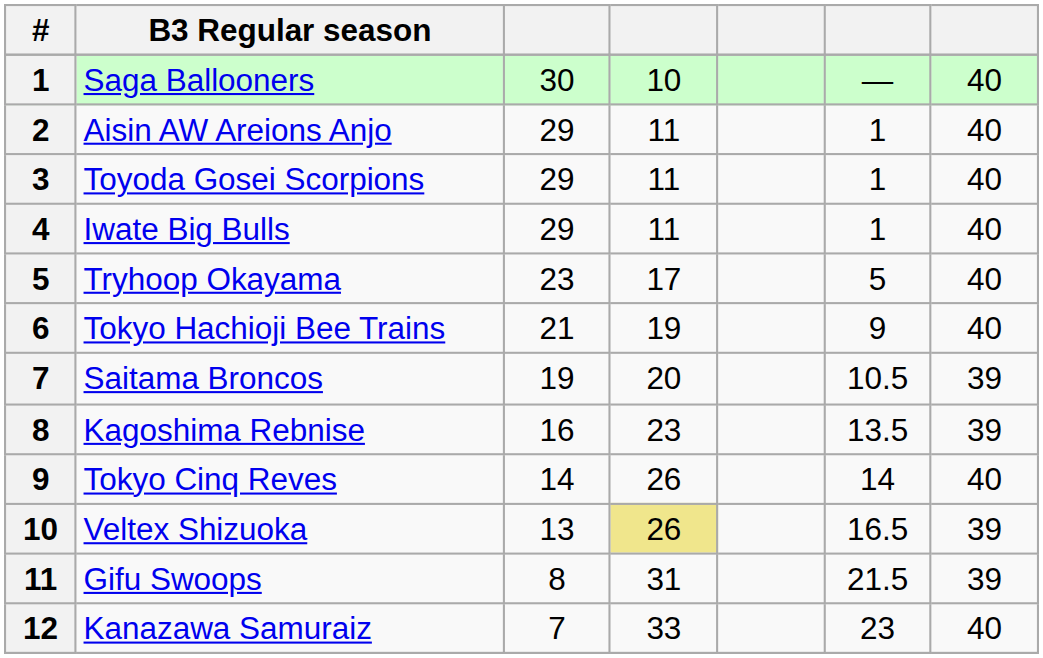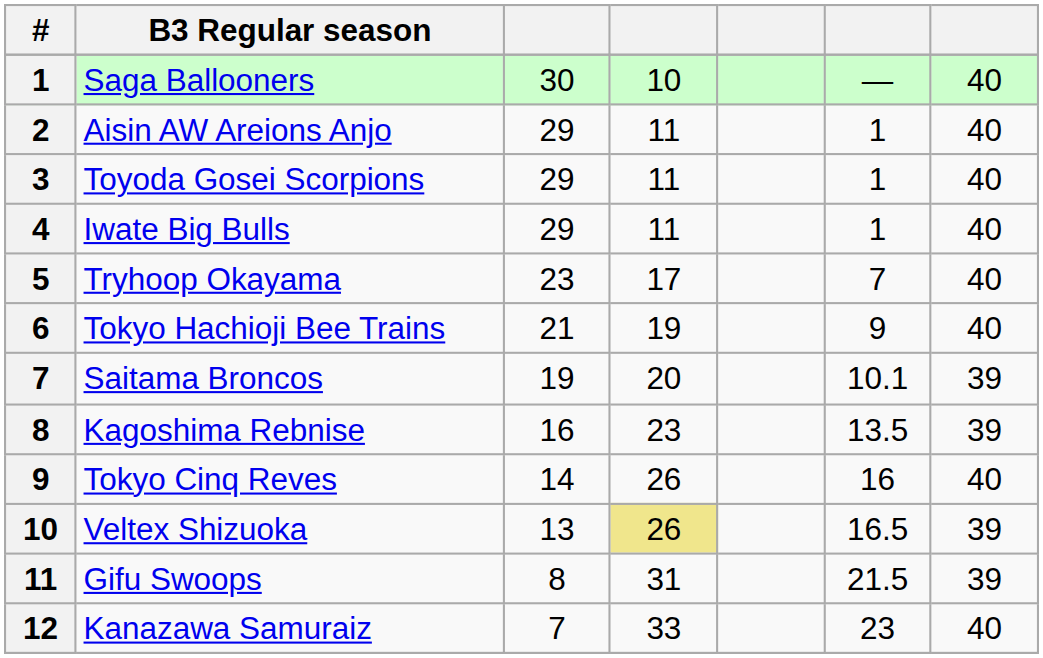(878, 279) 5 -> (878, 279) 7
(878, 379) 10.5 -> (878, 379) 10.1
(878, 478) 14 -> (878, 478) 16
